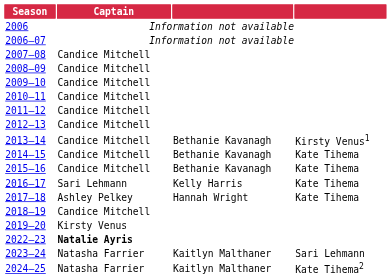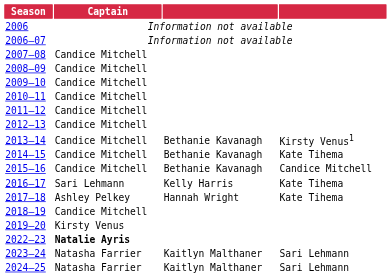(327, 169) Kate Tihema -> (326, 169) Candice Mitchell
(330, 269) Kate Tihema2 -> (314, 268) Sari Lehmann
